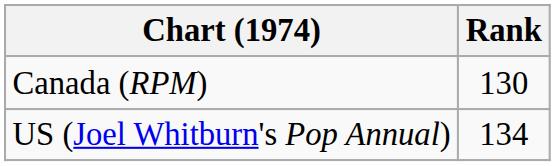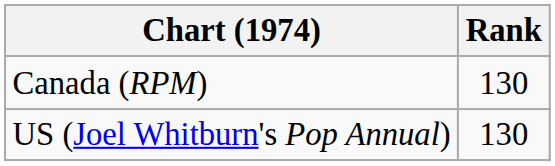(504, 133) 134 -> (504, 133) 130
